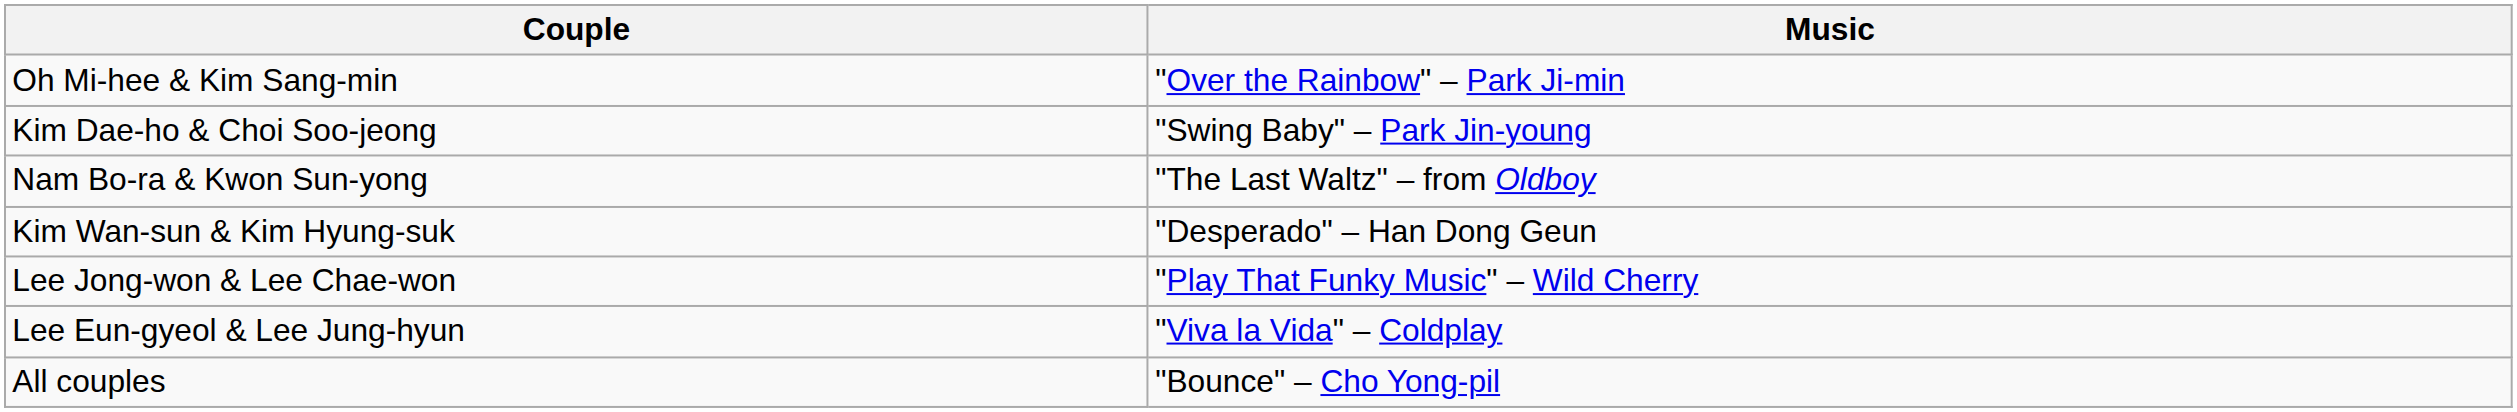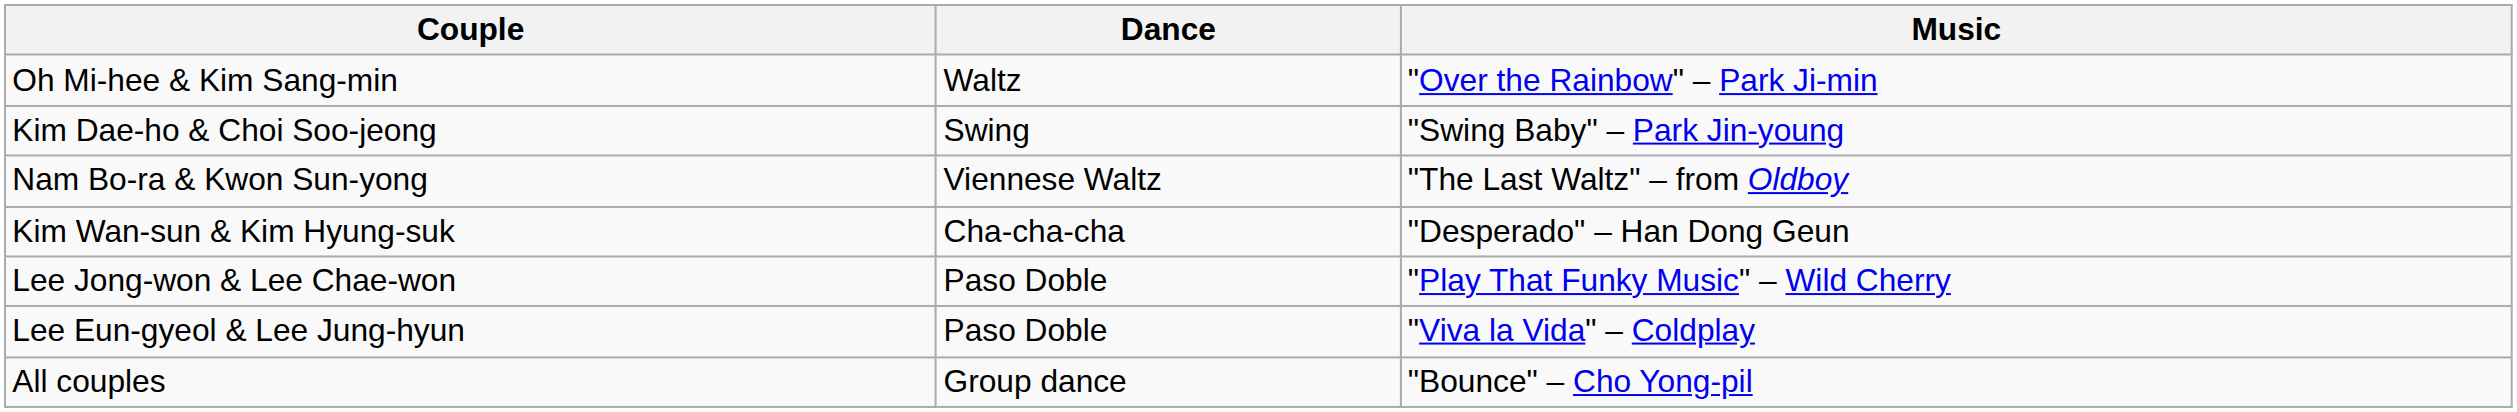+ column: (1168, 29)
